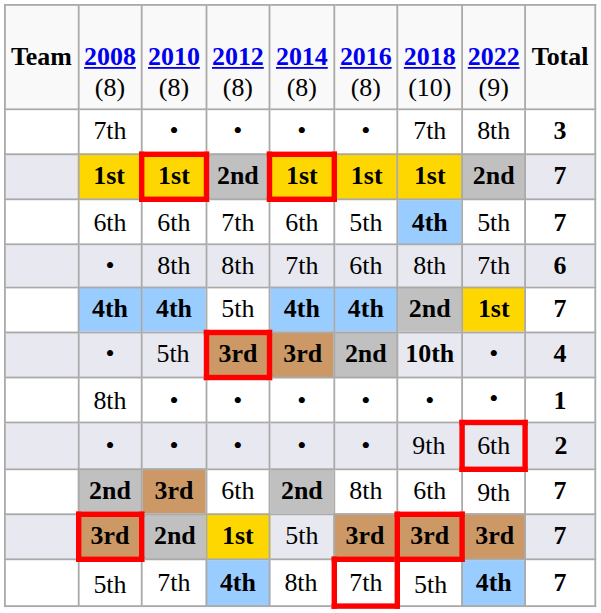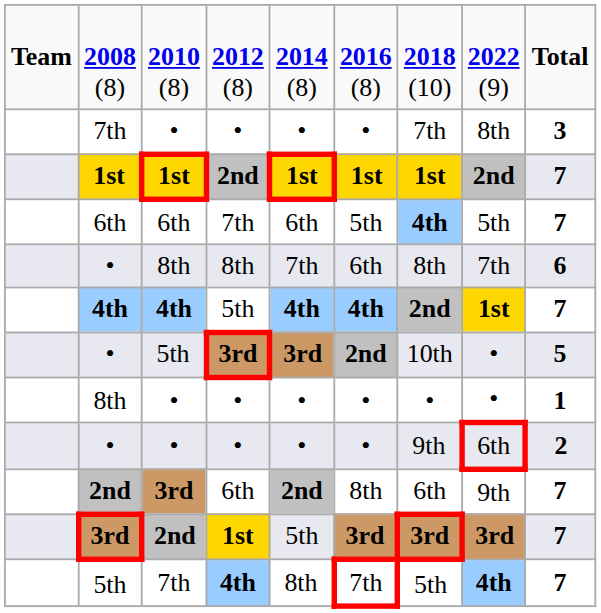(430, 354) bold -> (430, 354) normal
(560, 354) 4 -> (560, 354) 5
